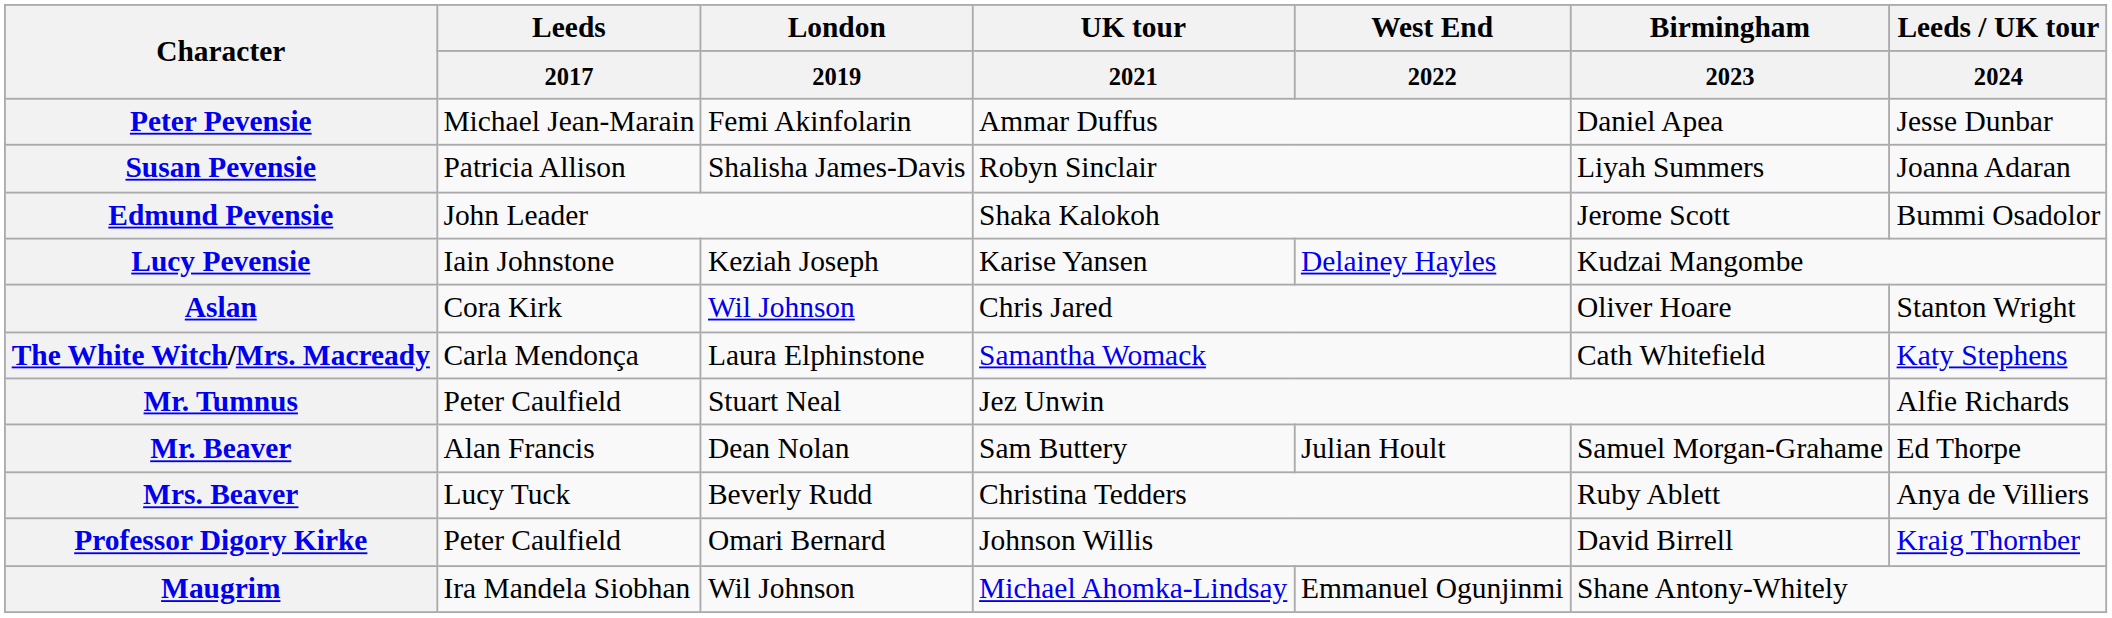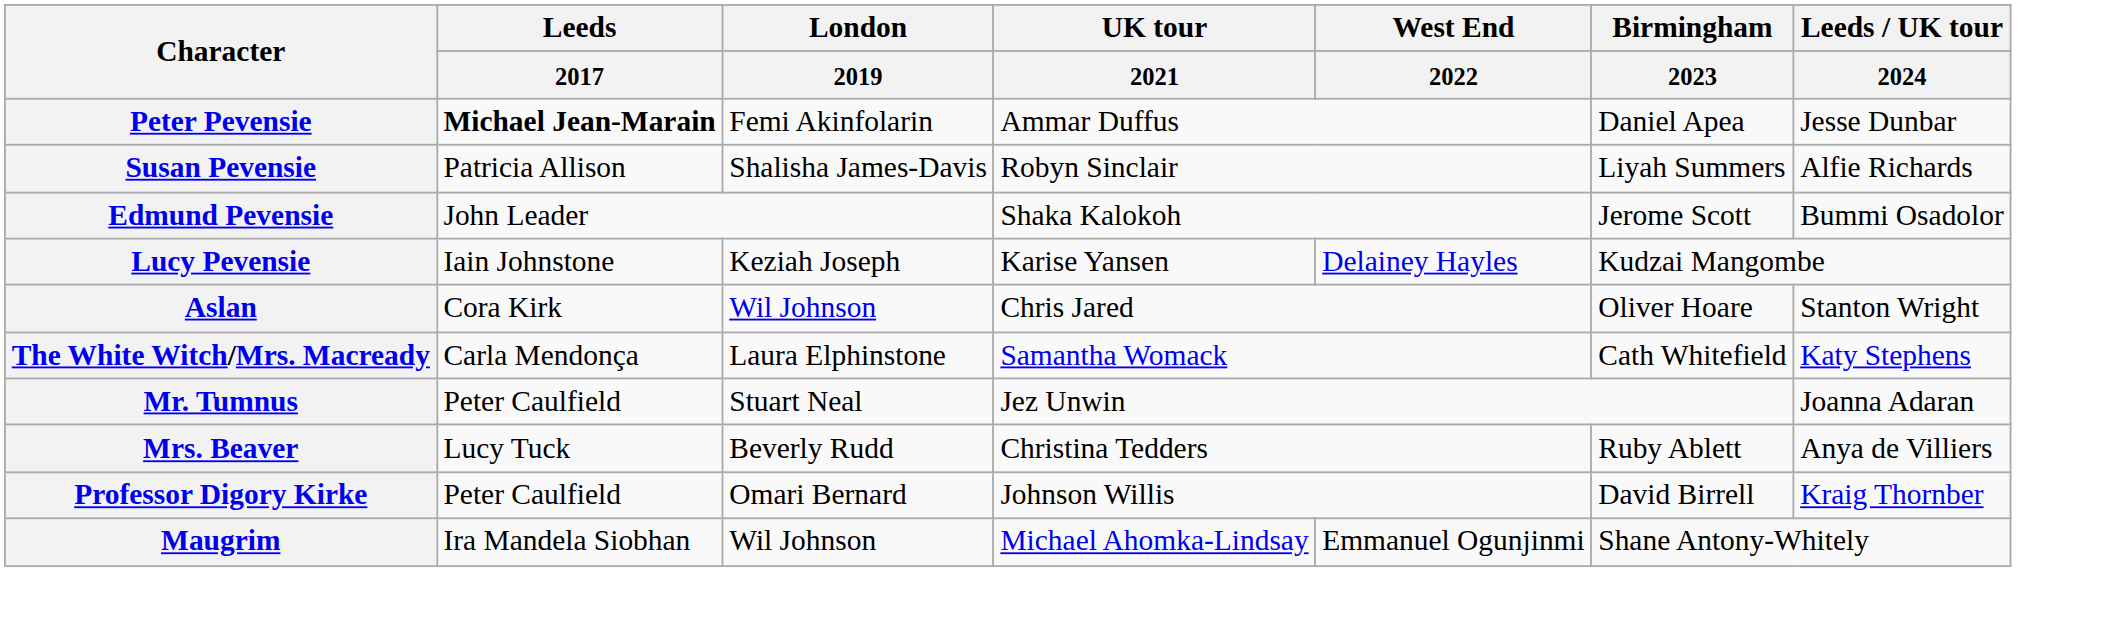(569, 122) normal -> (580, 122) bold
(1998, 168) Joanna Adaran -> (1902, 168) Alfie Richards
(1998, 402) Alfie Richards -> (1902, 402) Joanna Adaran
- row: (221, 448)
